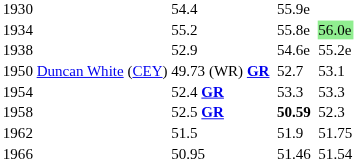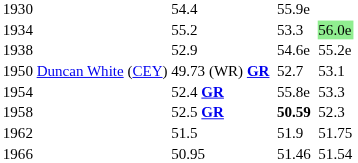(293, 29) 55.8e -> (290, 29) 53.3
(290, 92) 53.3 -> (293, 92) 55.8e
